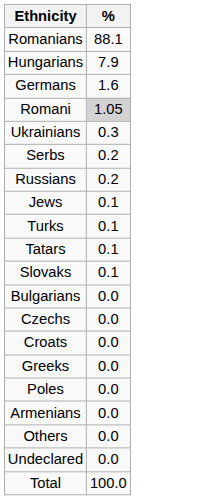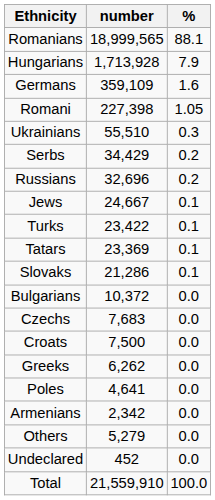+ column: (127, 16)
(108, 109) lightgrey background -> (189, 109) no background
